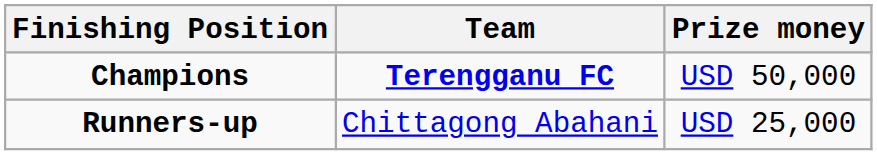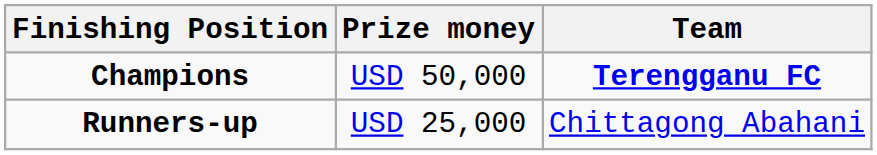columns swapped: (500, 29) <-> (768, 29)
